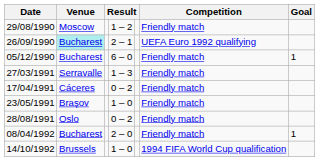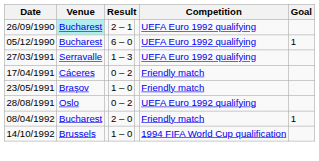- row: (31, 27)
(173, 57) Friendly match -> (199, 42) UEFA Euro 1992 qualifying
(173, 73) Friendly match -> (199, 57) UEFA Euro 1992 qualifying
(173, 118) Friendly match -> (199, 103) UEFA Euro 1992 qualifying
